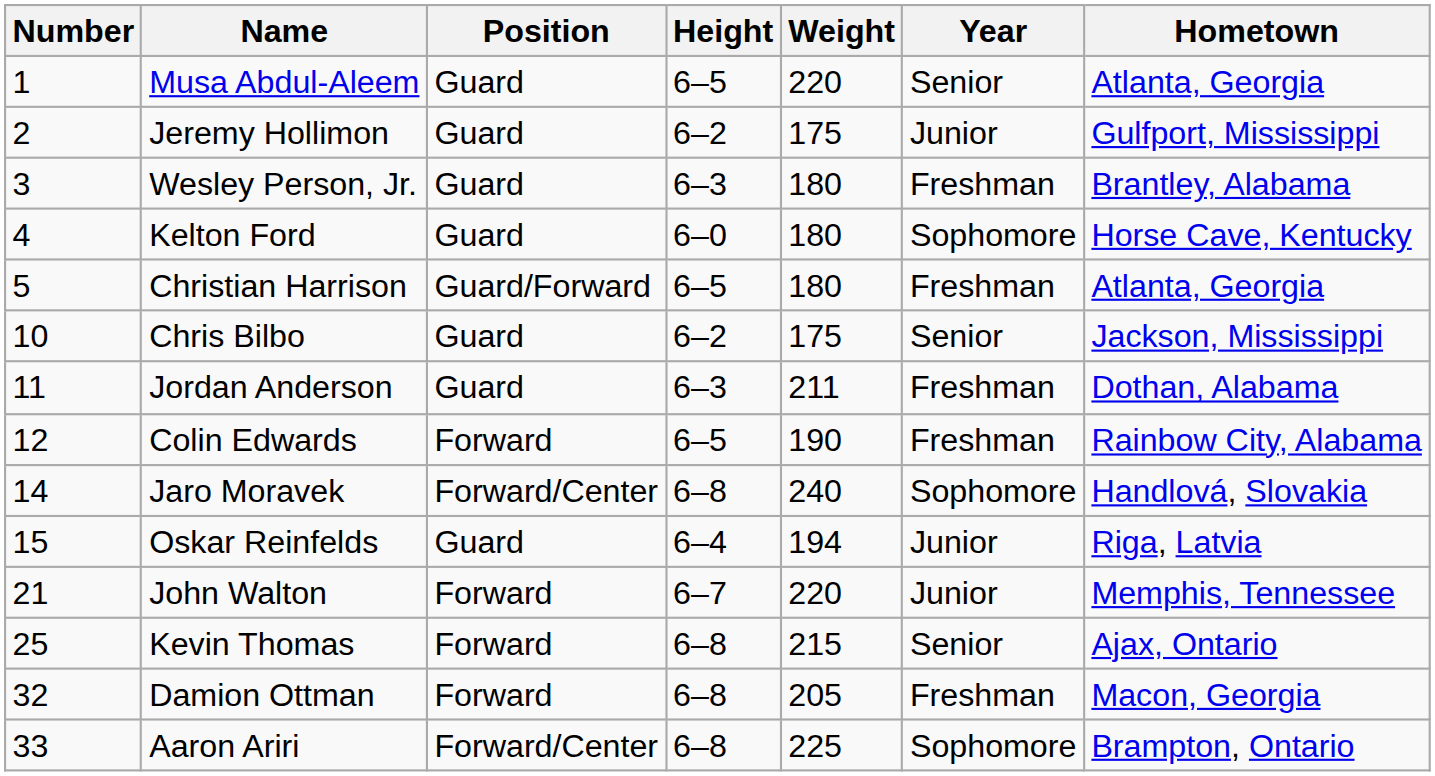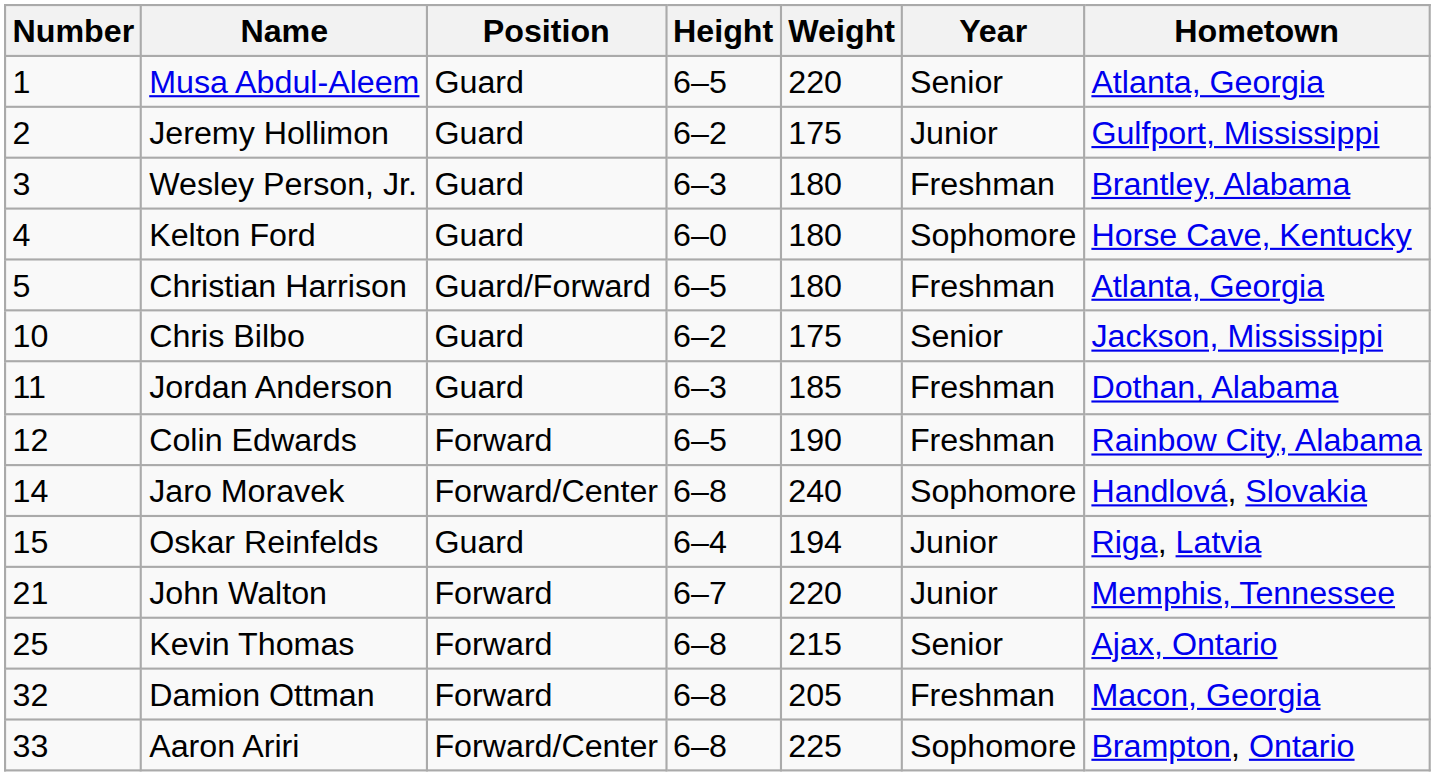(814, 388) 211 -> (815, 388) 185
